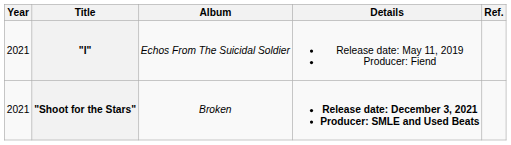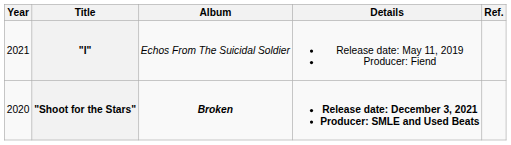(18, 110) 2021 -> (18, 110) 2020
(215, 110) normal -> (215, 110) bold
